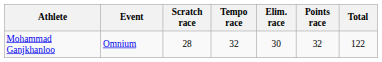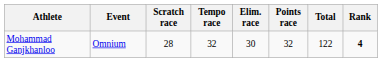+ column: (360, 18)
